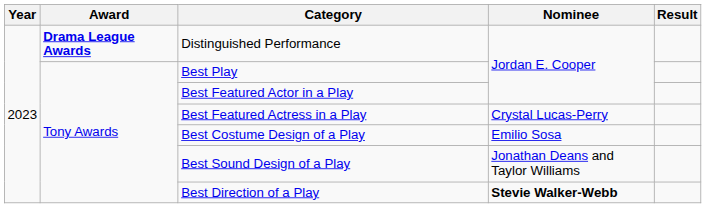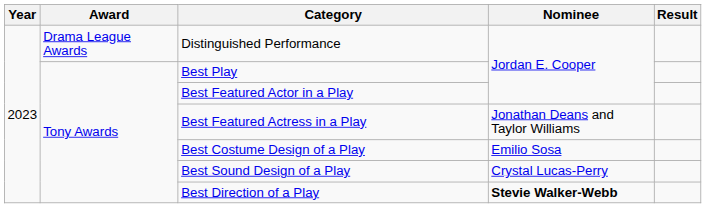(89, 43) bold -> (87, 43) normal
(550, 114) Crystal Lucas-Perry -> (553, 121) Jonathan Deans and Taylor Williams
(553, 163) Jonathan Deans and Taylor Williams -> (550, 171) Crystal Lucas-Perry
